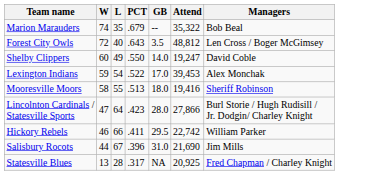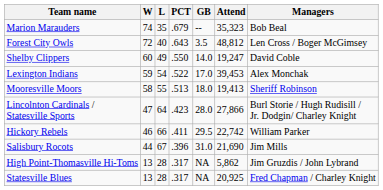(186, 27) 35,322 -> (230, 27) 35,323
(186, 89) 19,416 -> (230, 89) 19,413
+ row: (72, 162)
